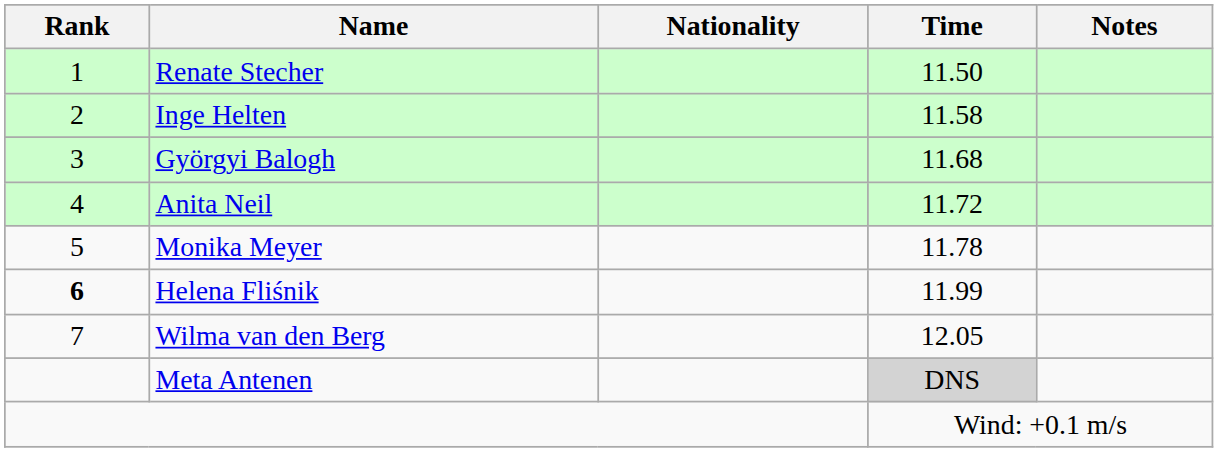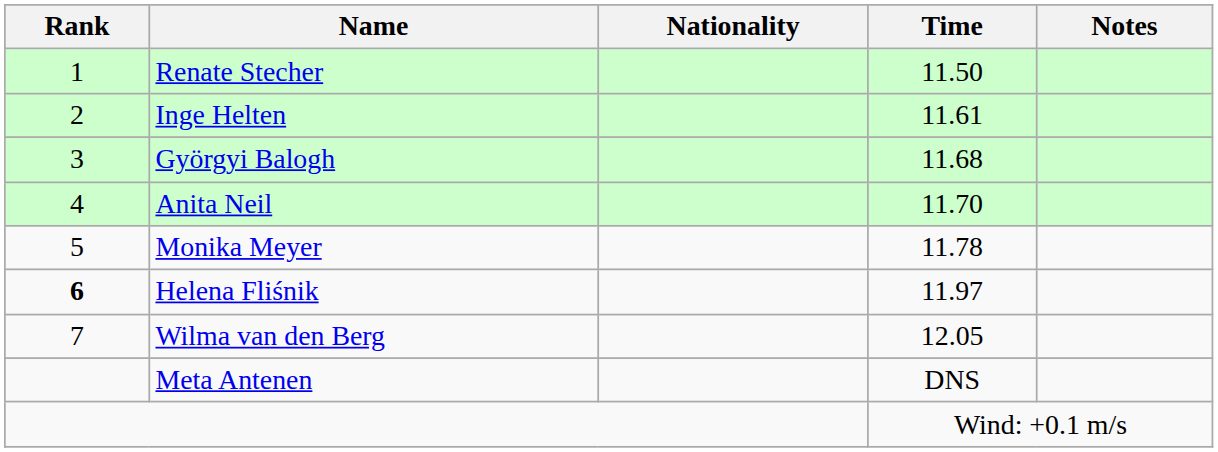(952, 114) 11.58 -> (952, 114) 11.61
(952, 203) 11.72 -> (952, 203) 11.70
(952, 291) 11.99 -> (952, 291) 11.97
(952, 379) lightgrey background -> (952, 379) no background
